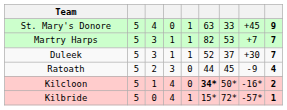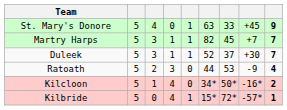(229, 40) 53 -> (229, 40) 45
(229, 69) 45 -> (229, 69) 53
(209, 84) bold -> (209, 84) normal
